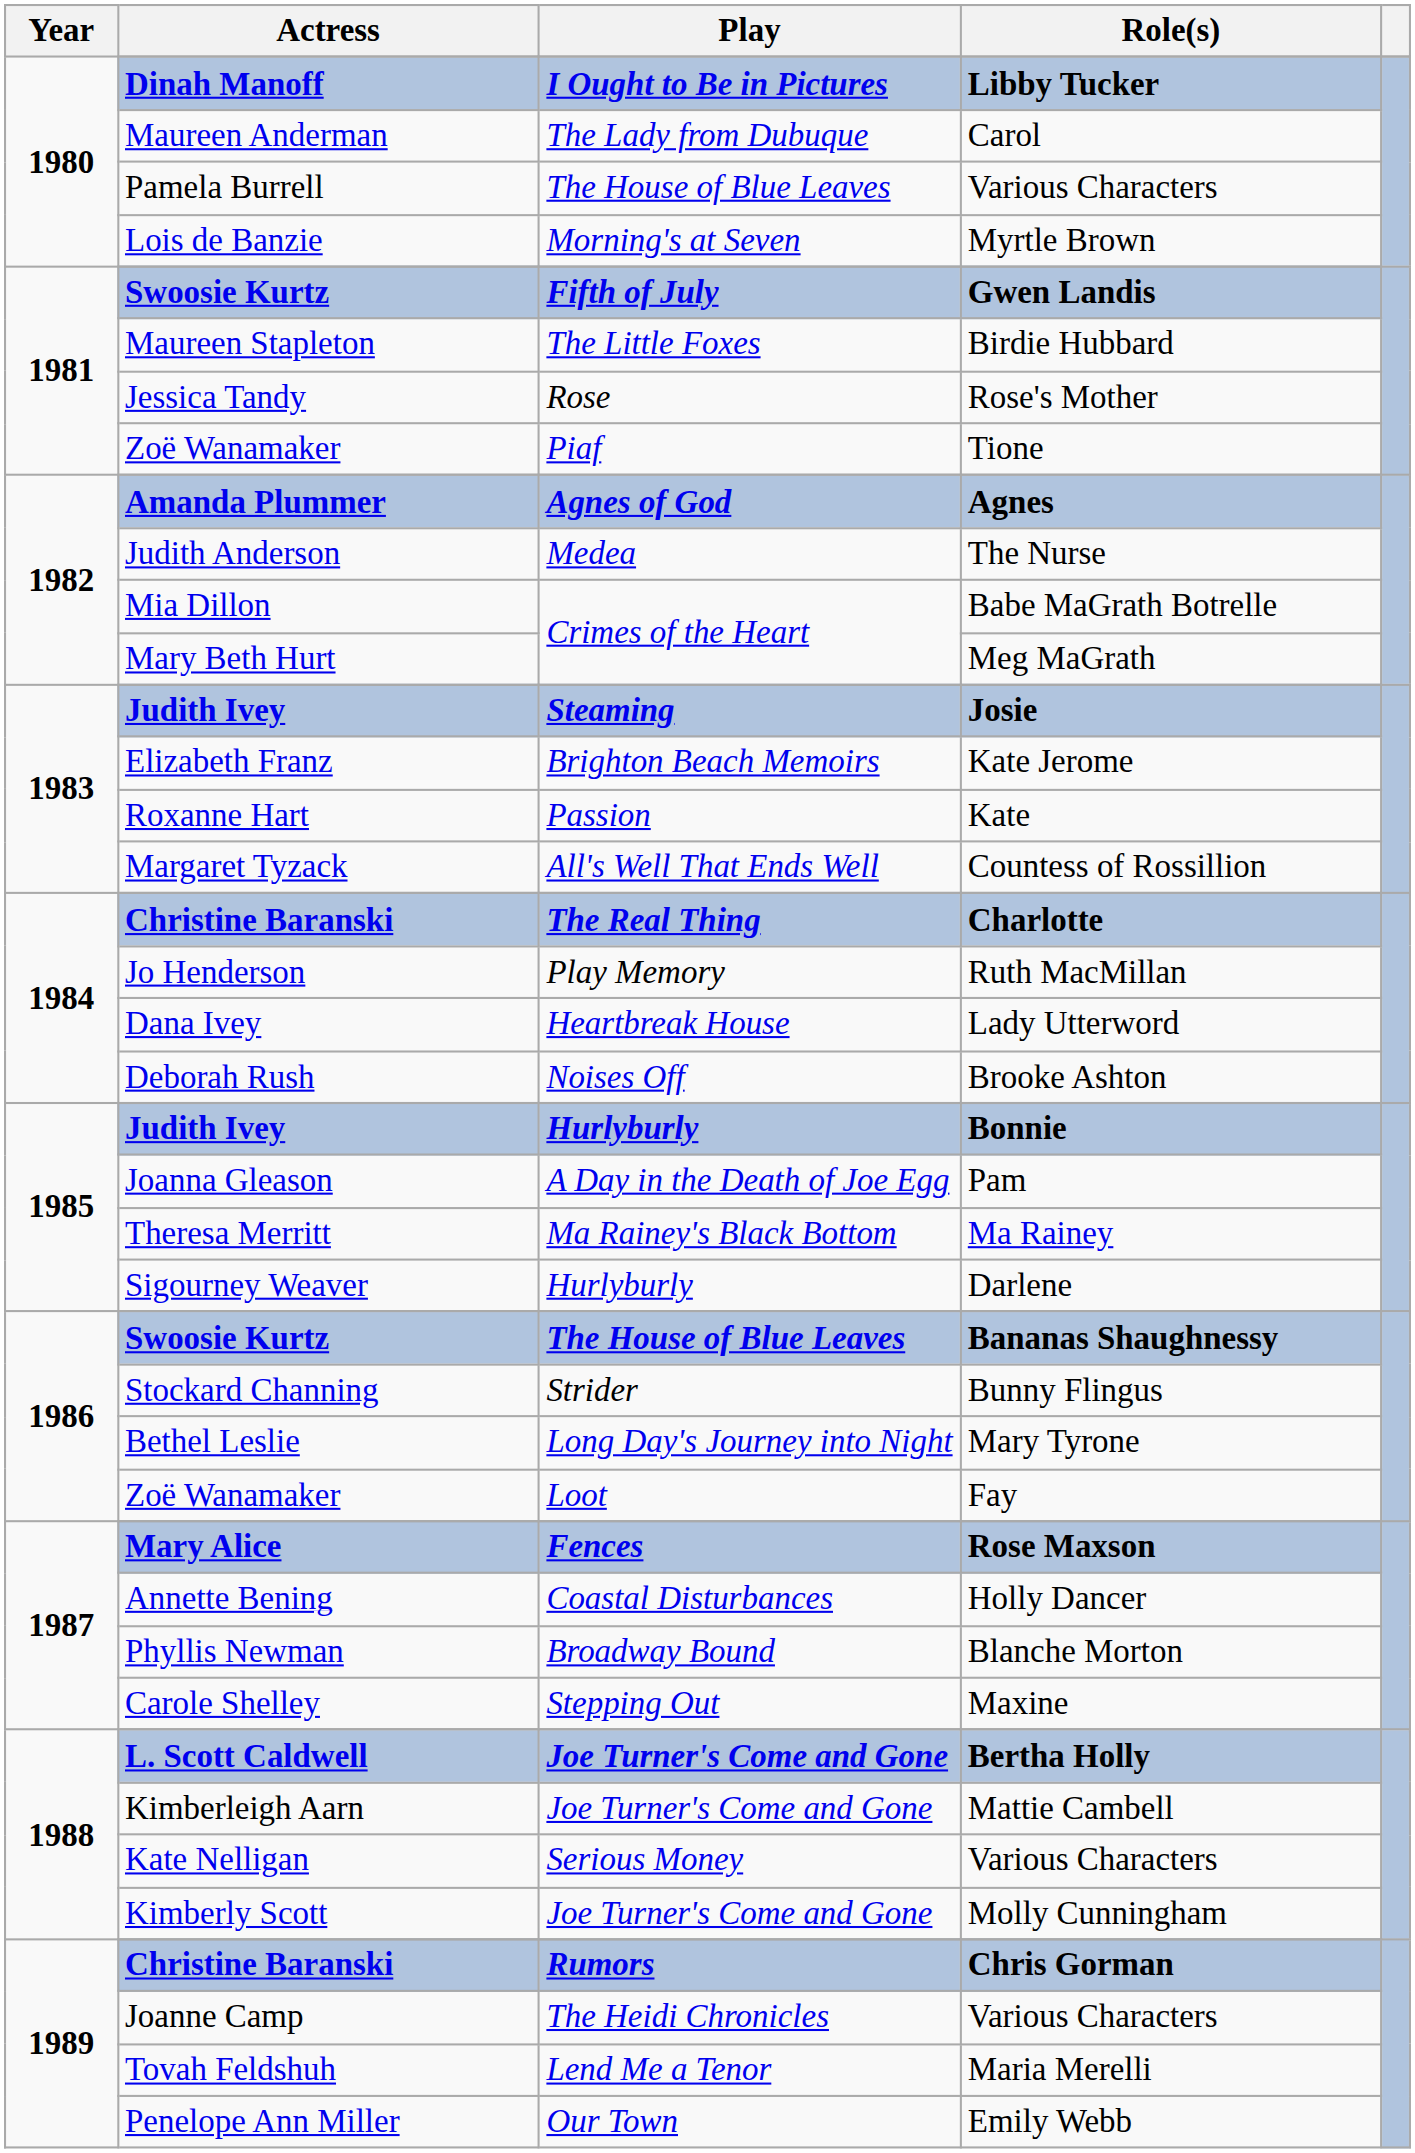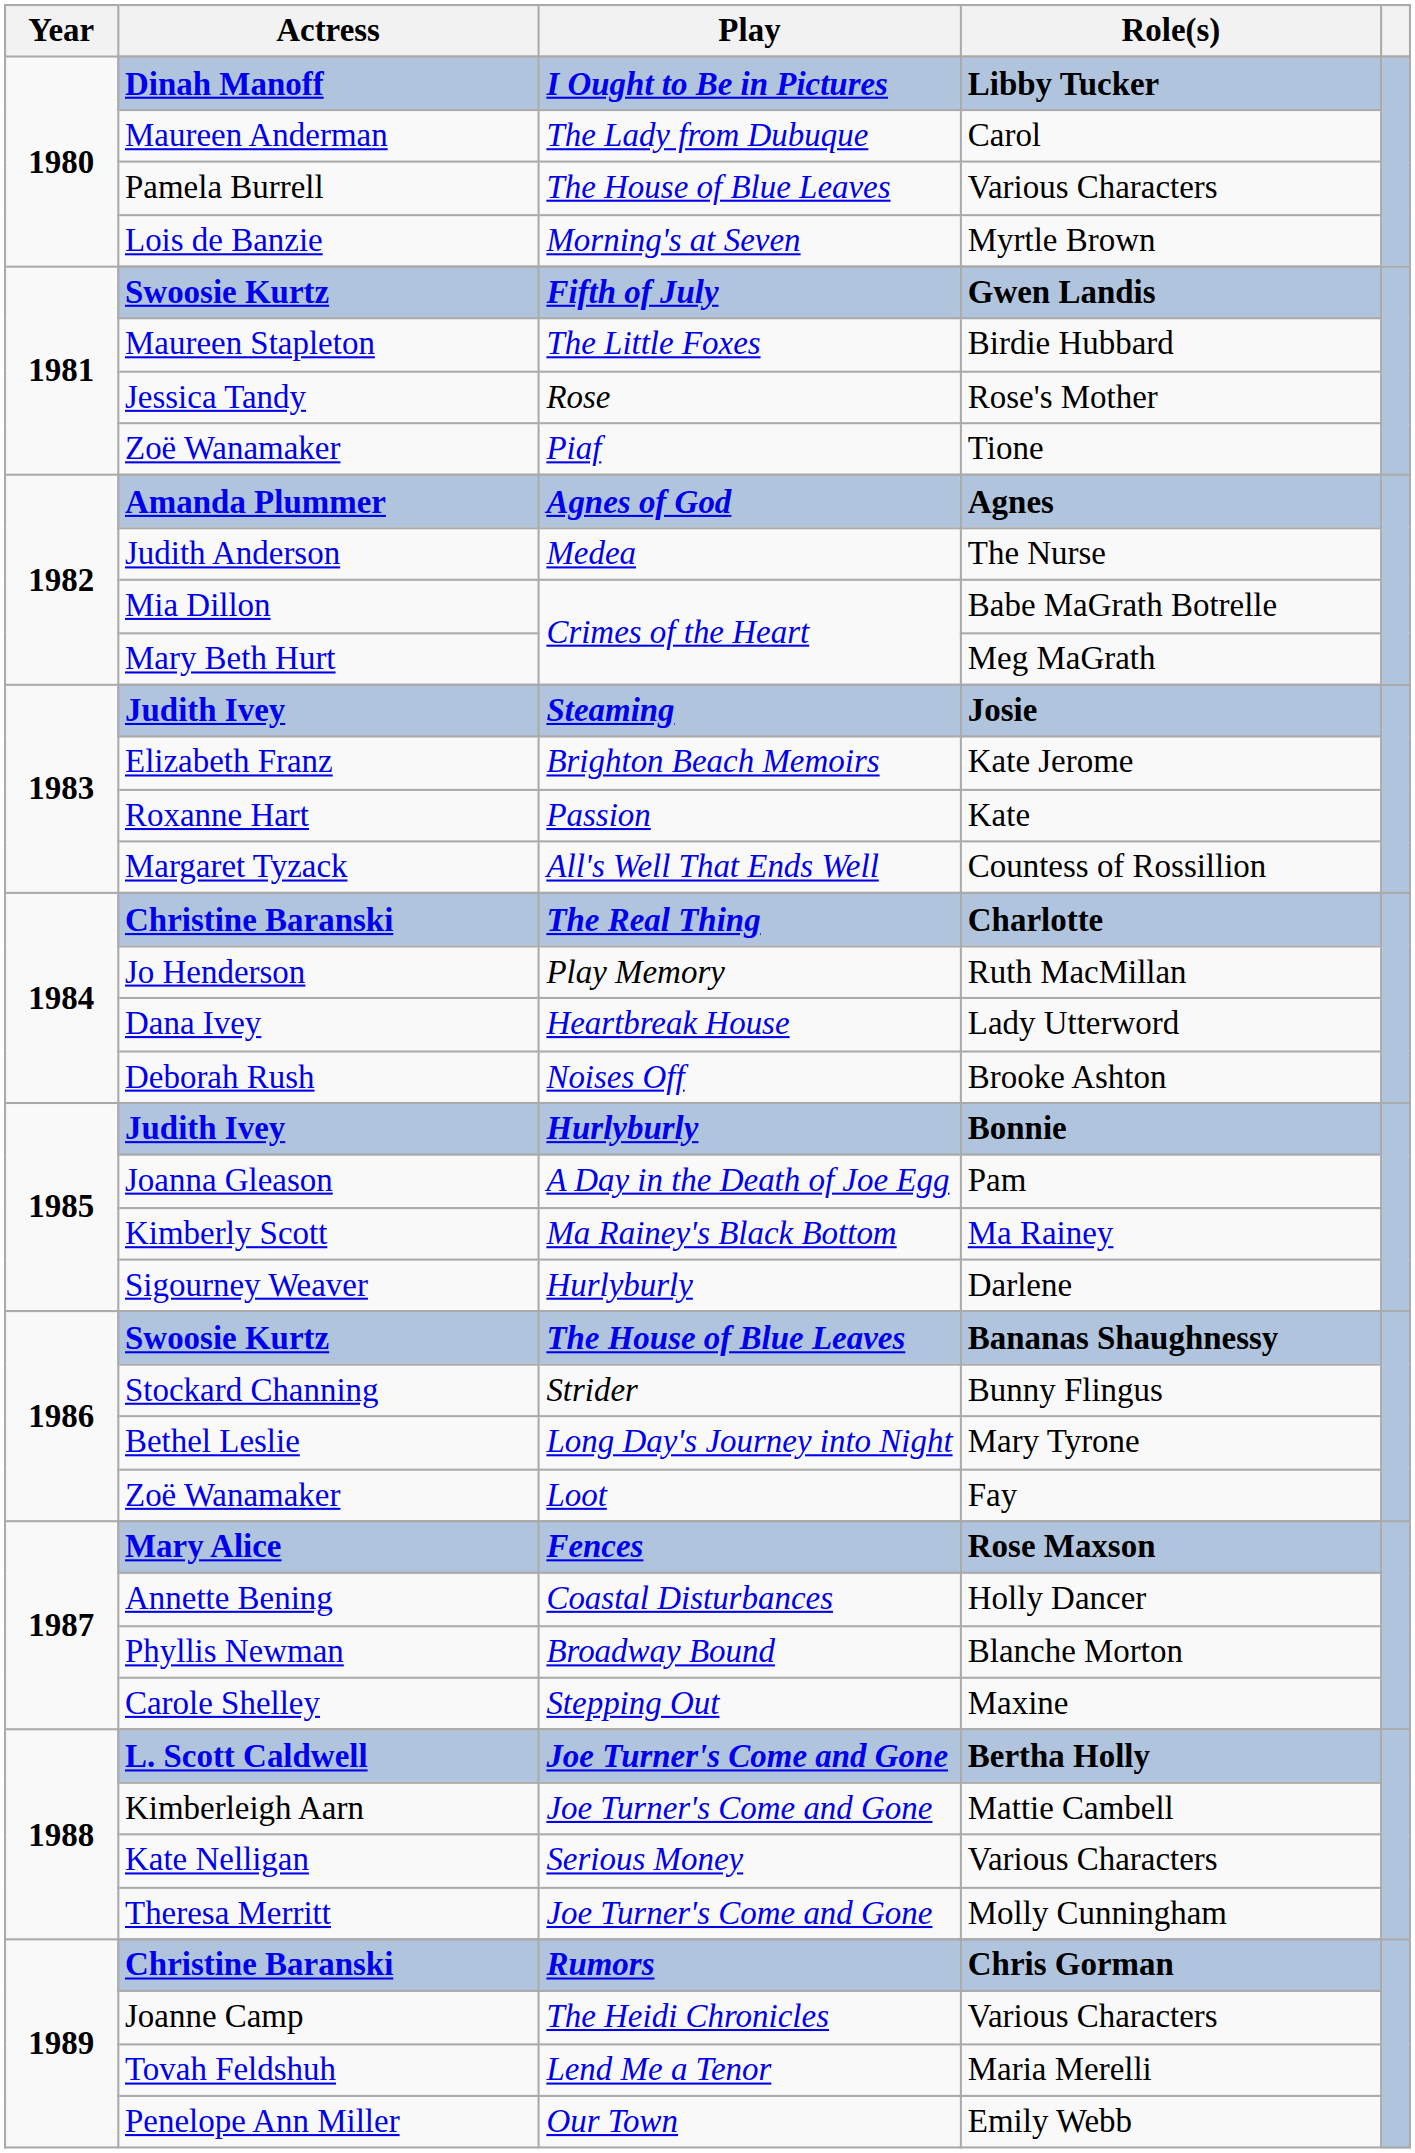(228, 1232) Theresa Merritt -> (226, 1232) Kimberly Scott
(226, 1912) Kimberly Scott -> (228, 1912) Theresa Merritt
